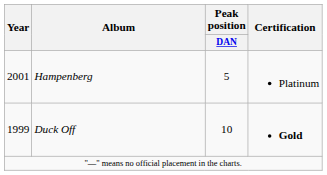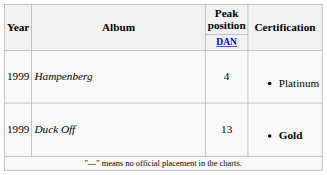(18, 76) 2001 -> (18, 76) 1999
(227, 76) 5 -> (227, 76) 4
(227, 129) 10 -> (227, 129) 13
